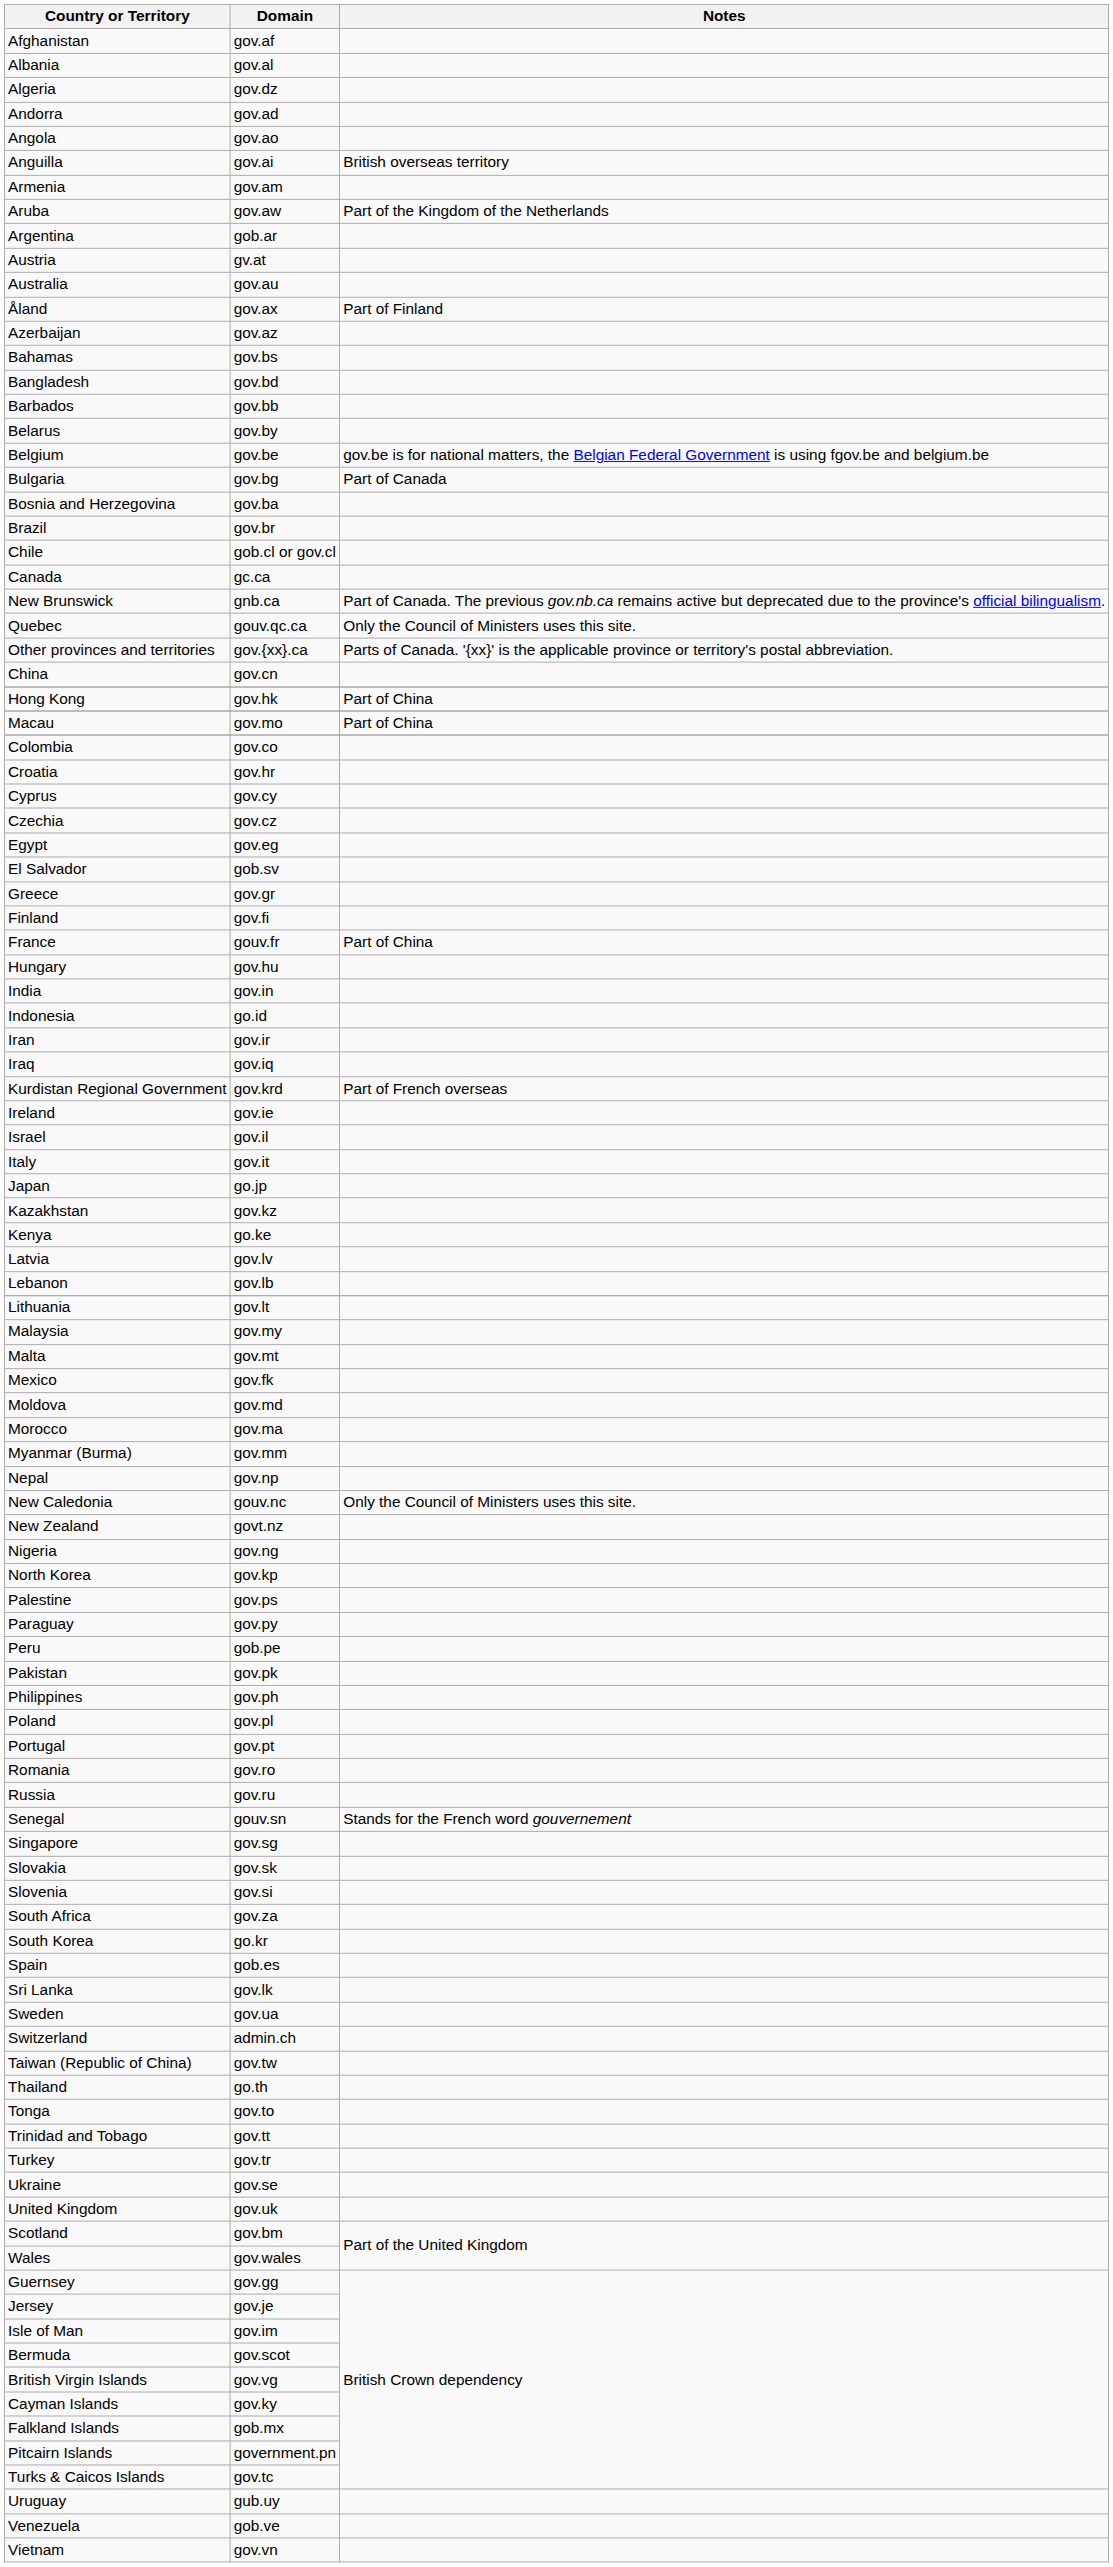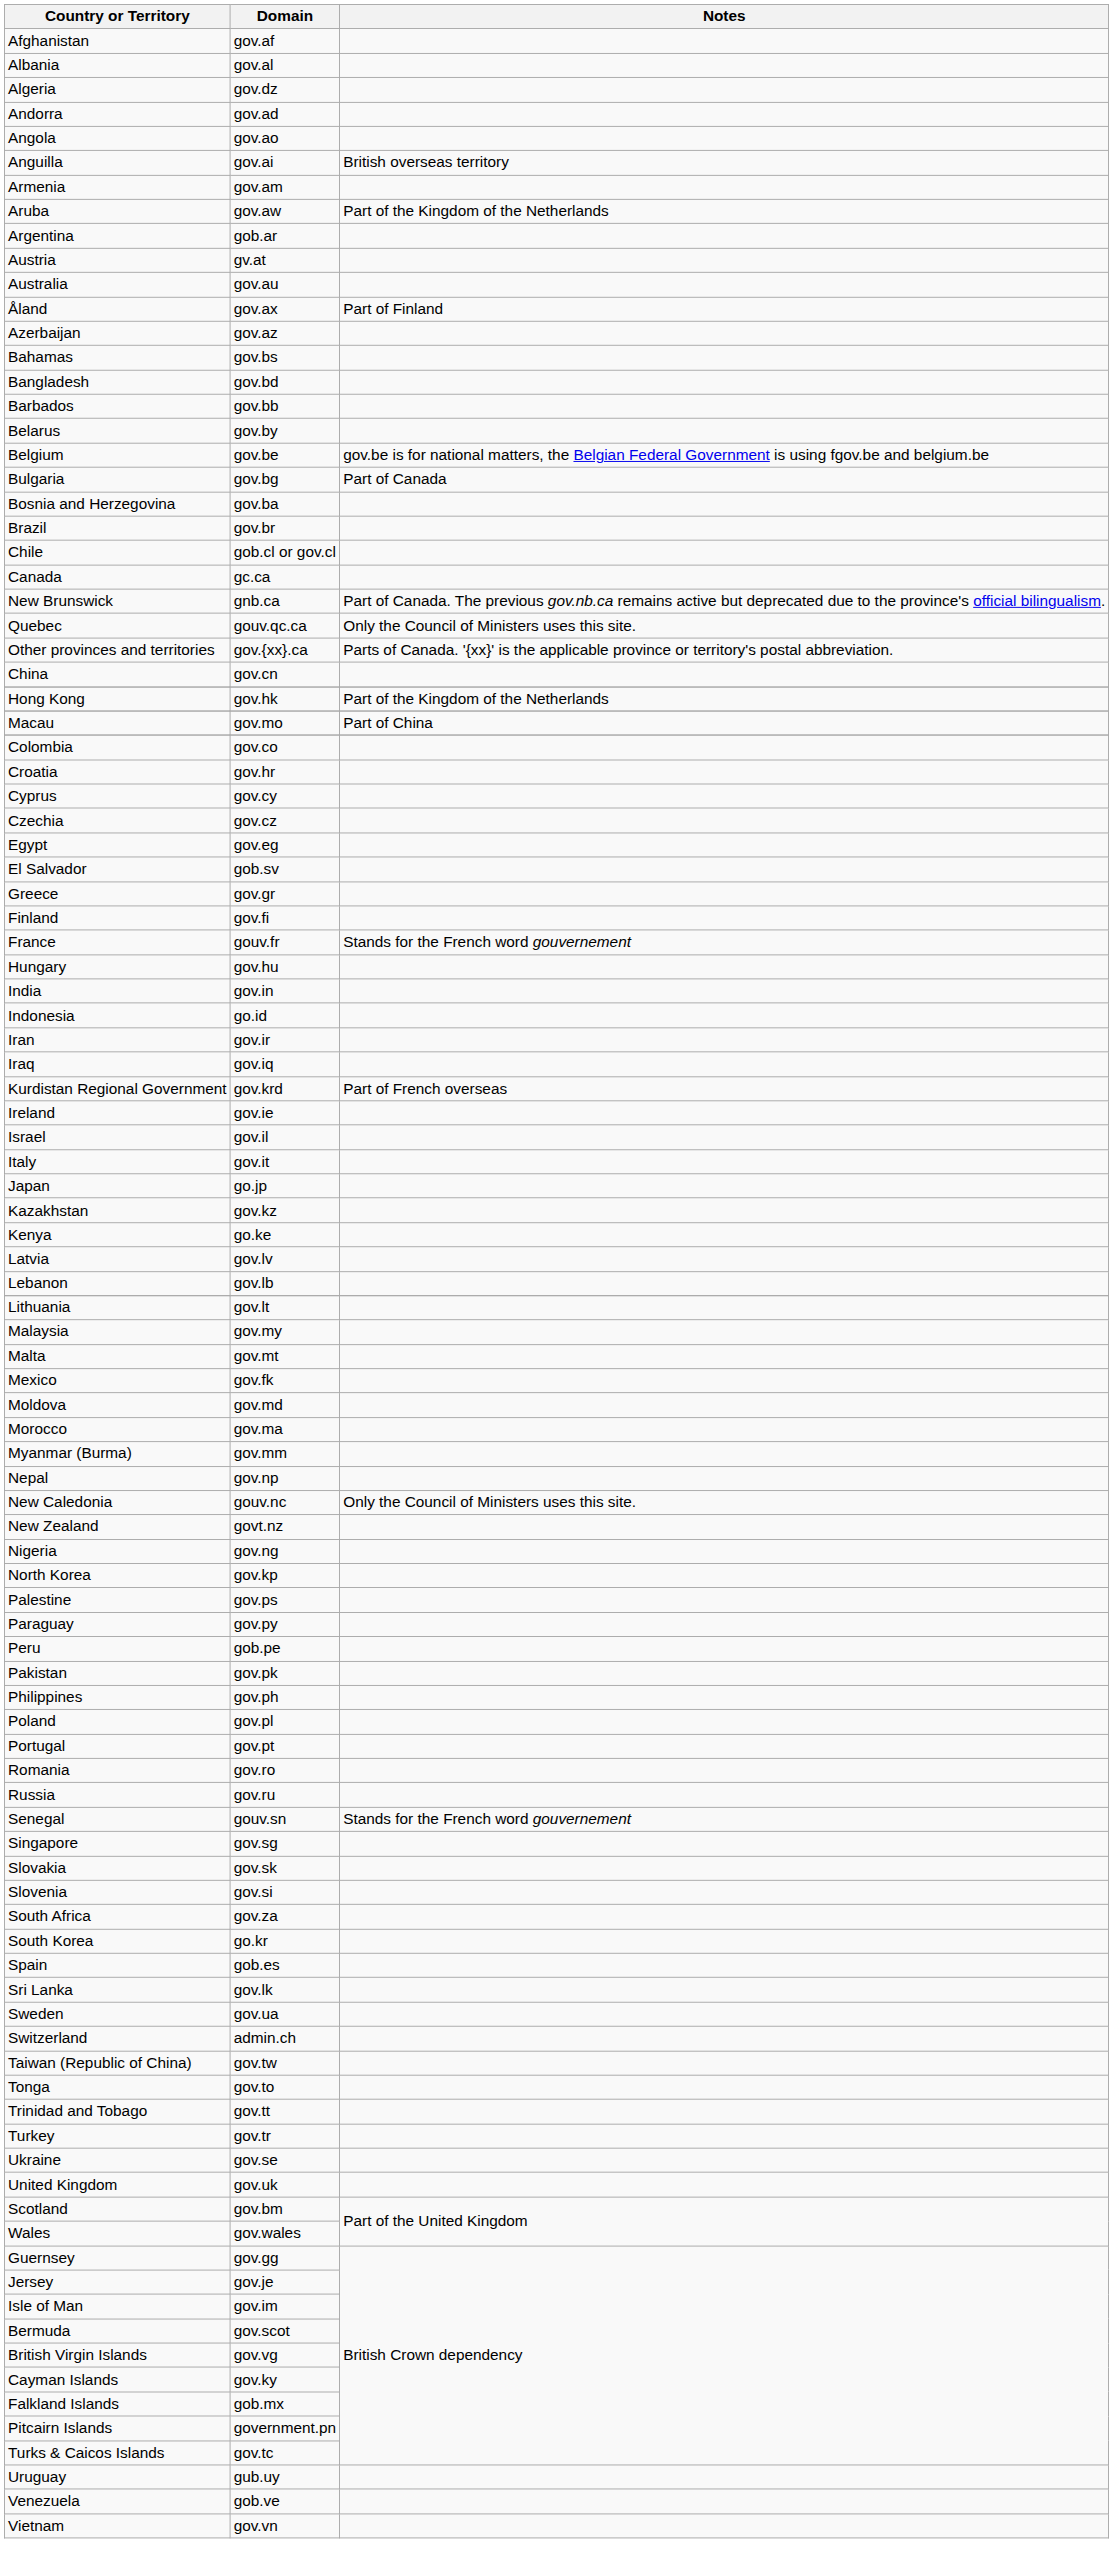(388, 698) Part of China -> (476, 698) Part of the Kingdom of the Netherlands
(388, 942) Part of China -> (487, 942) Stands for the French word gouvernement
- row: (37, 2087)
